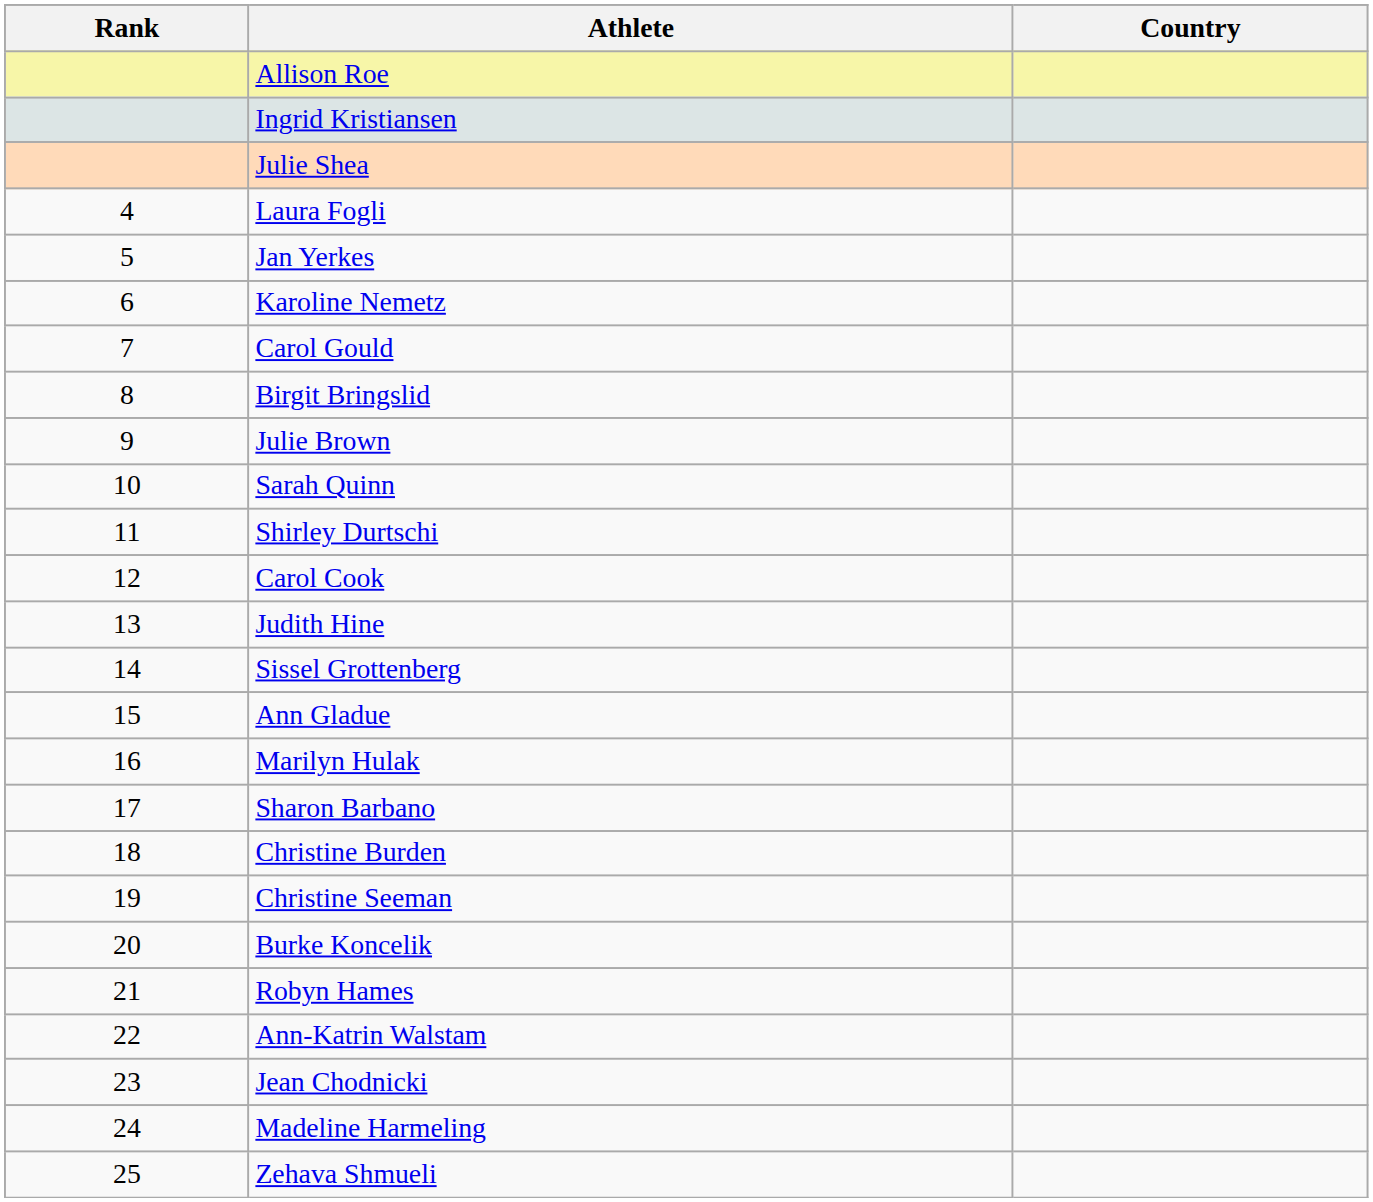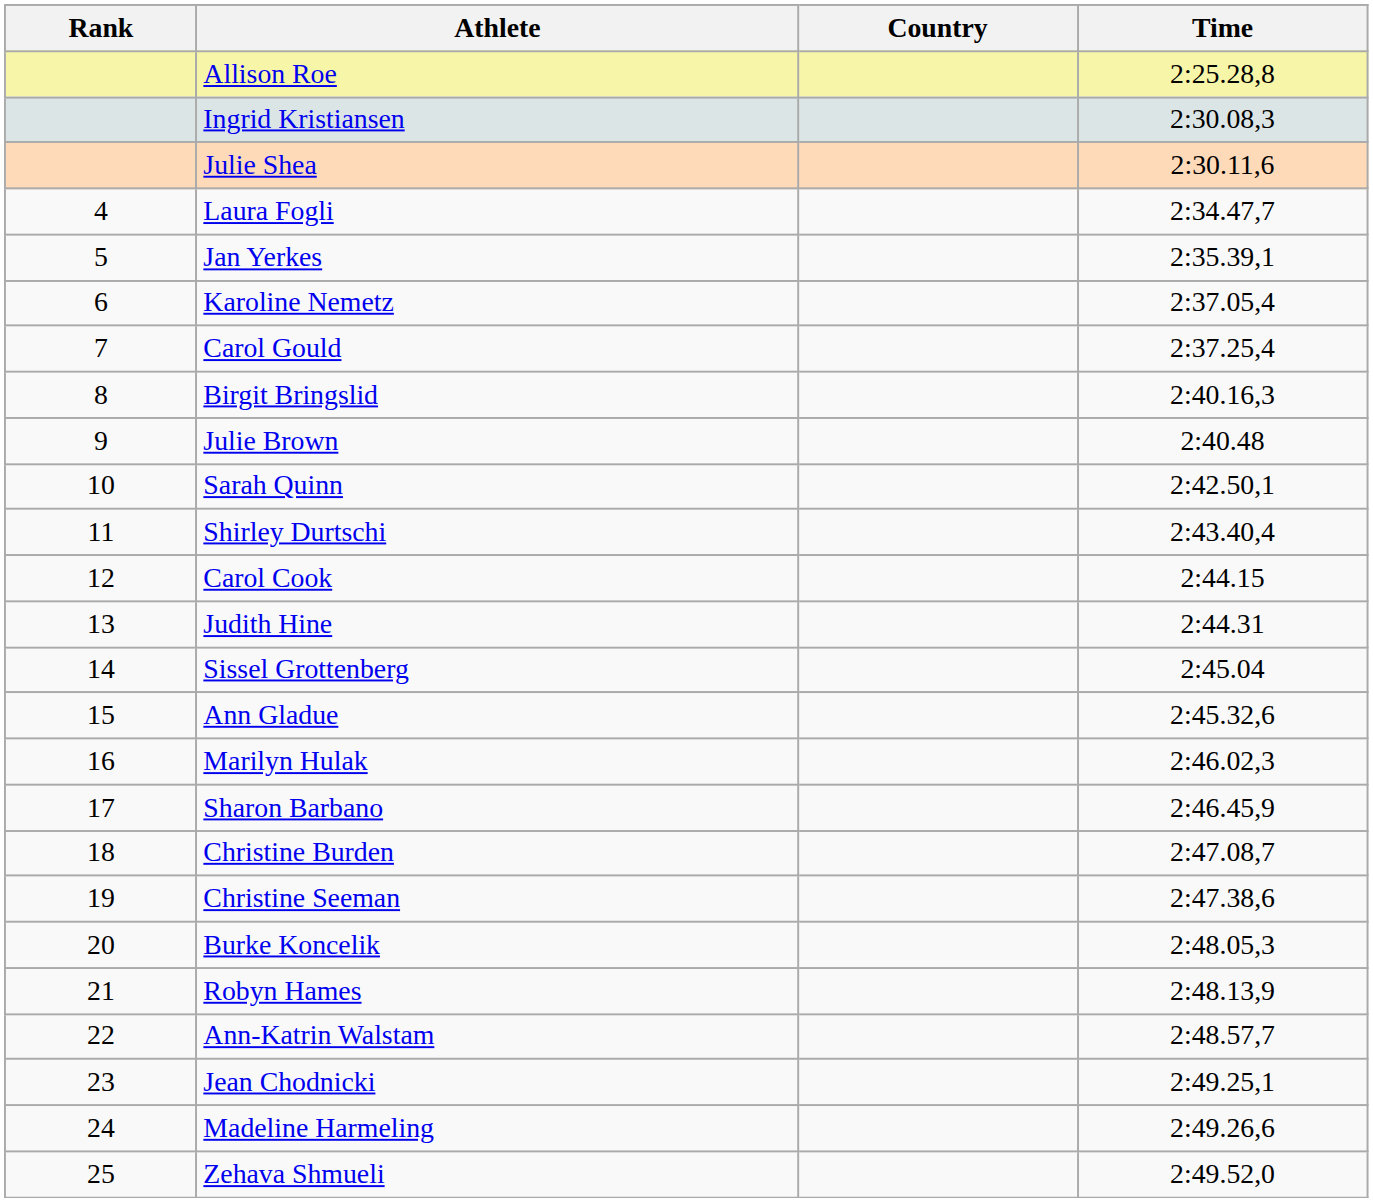+ column: (1223, 27)
